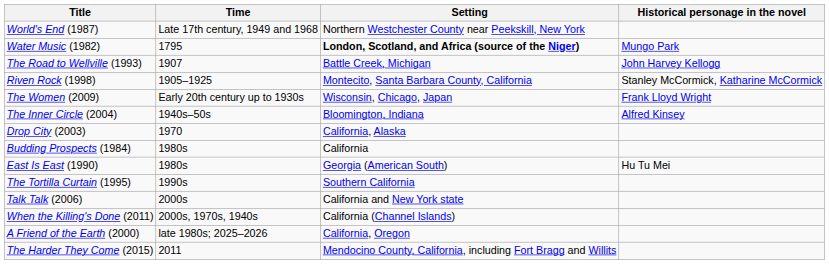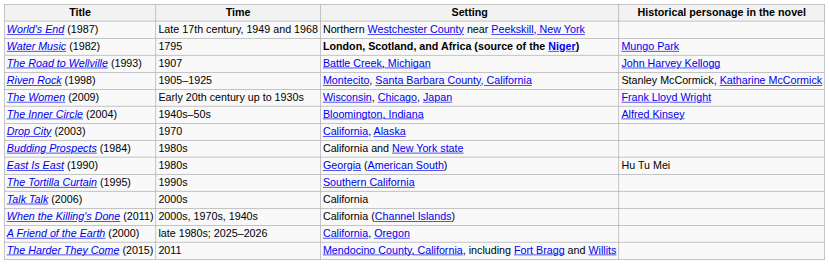(346, 149) California -> (393, 149) California and New York state
(393, 200) California and New York state -> (346, 200) California
